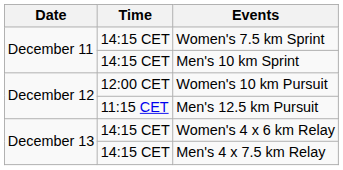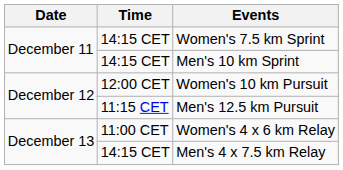(135, 130) 14:15 CET -> (135, 130) 11:00 CET
